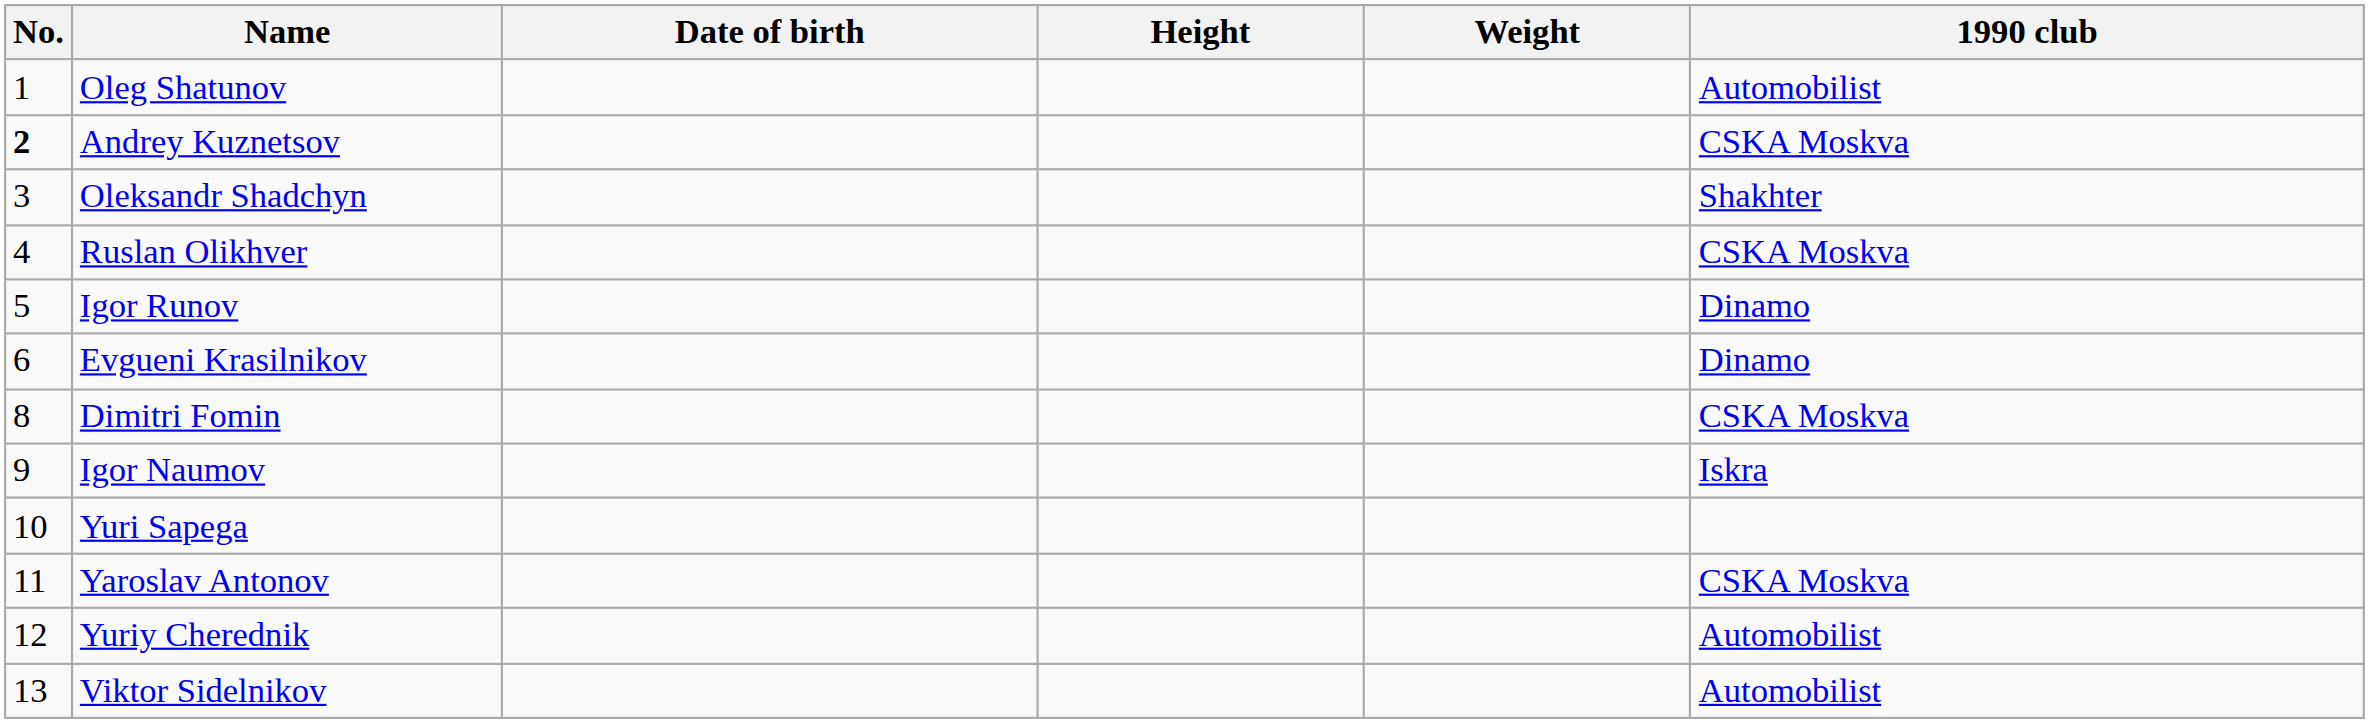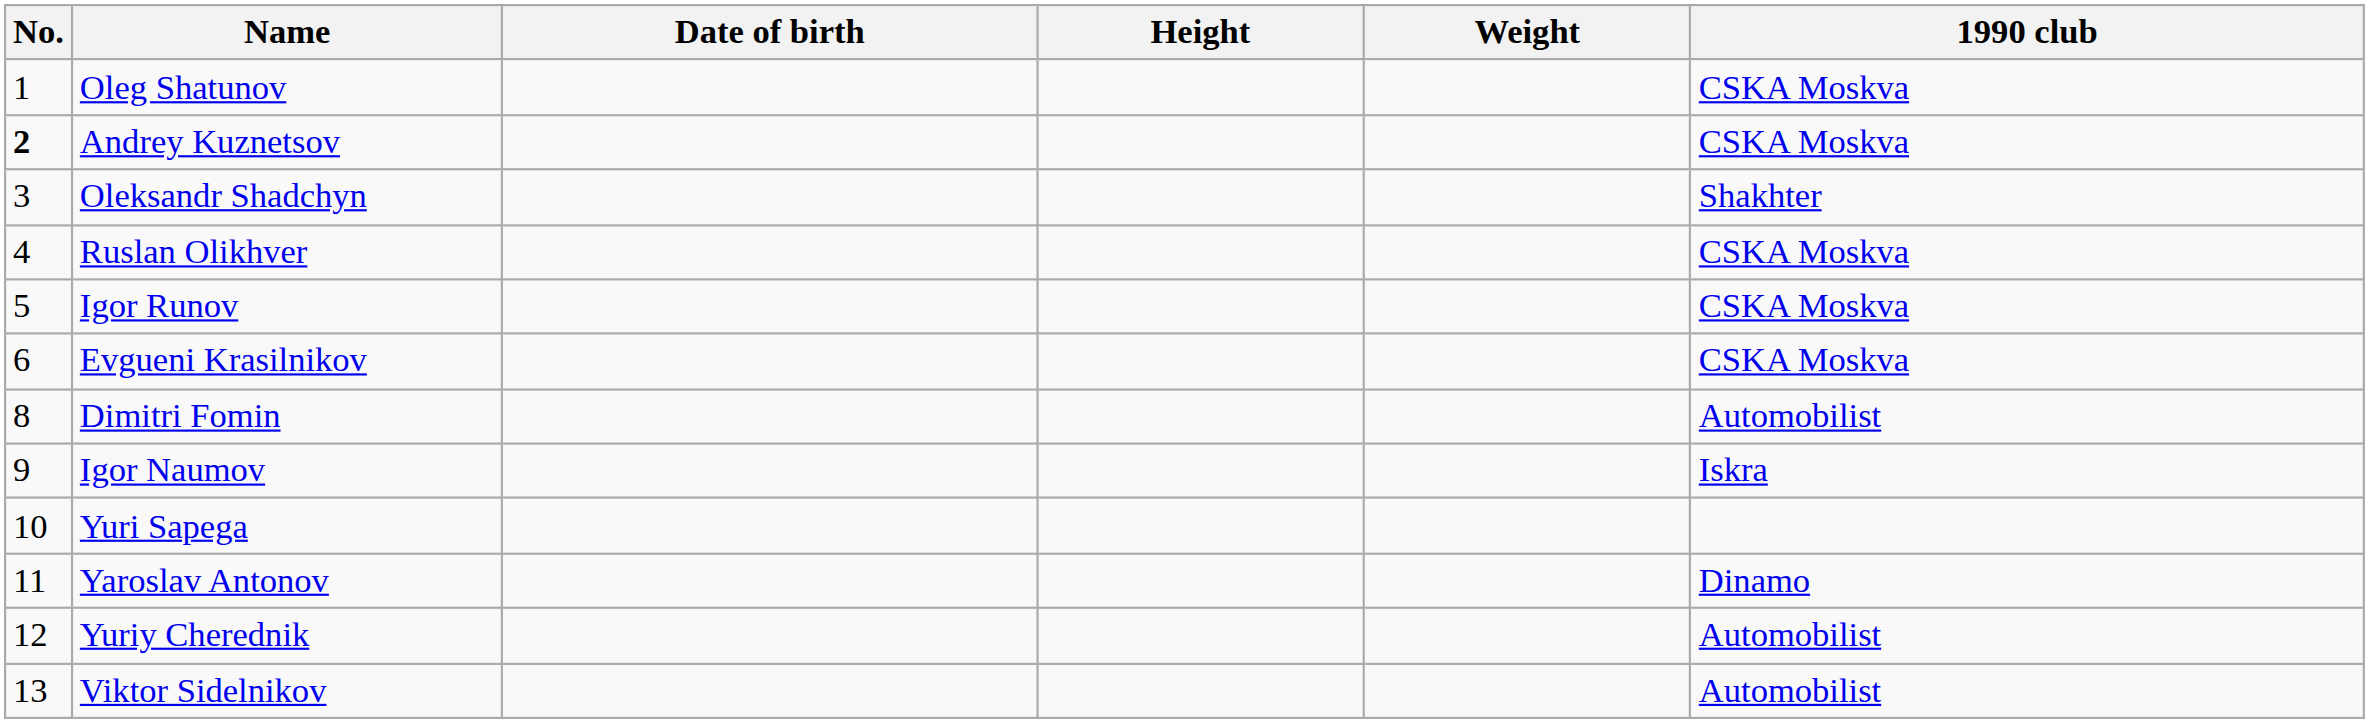(1790, 86) Automobilist -> (1804, 86) CSKA Moskva
(1754, 305) Dinamo -> (1804, 305) CSKA Moskva
(1754, 360) Dinamo -> (1804, 360) CSKA Moskva
(1804, 415) CSKA Moskva -> (1790, 415) Automobilist
(1804, 580) CSKA Moskva -> (1754, 580) Dinamo
